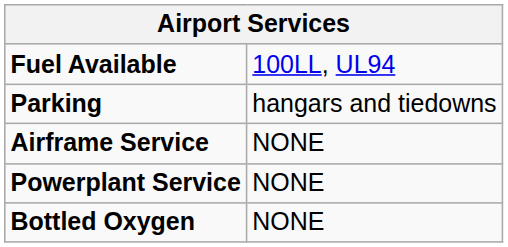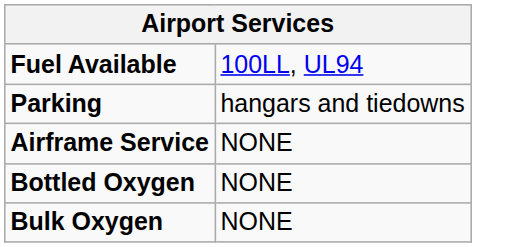- row: (126, 182)
+ row: (87, 222)
